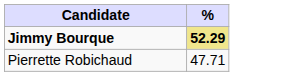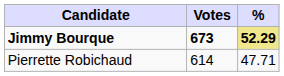+ column: (212, 15)
